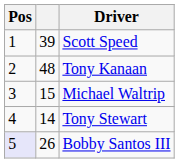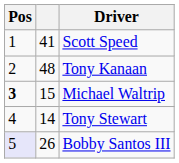(47, 42) 39 -> (47, 42) 41
(12, 93) normal -> (12, 93) bold
